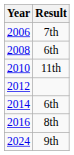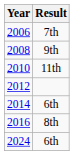(51, 50) 6th -> (51, 50) 9th
(51, 141) 9th -> (51, 141) 6th
